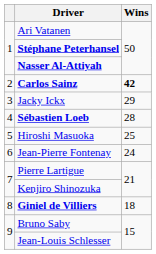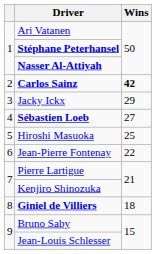(130, 118) 28 -> (130, 118) 27
(130, 153) 24 -> (130, 153) 22
